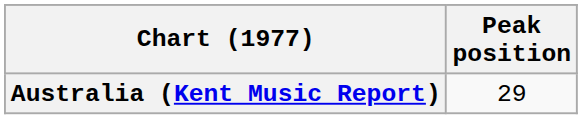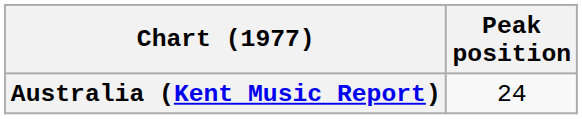(512, 94) 29 -> (512, 94) 24
